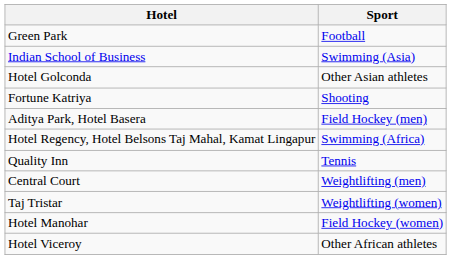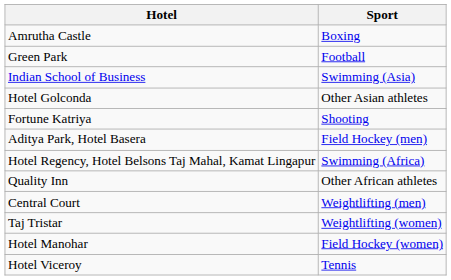+ row: (49, 35)
(339, 160) Tennis -> (379, 181) Other African athletes
(379, 243) Other African athletes -> (339, 264) Tennis
